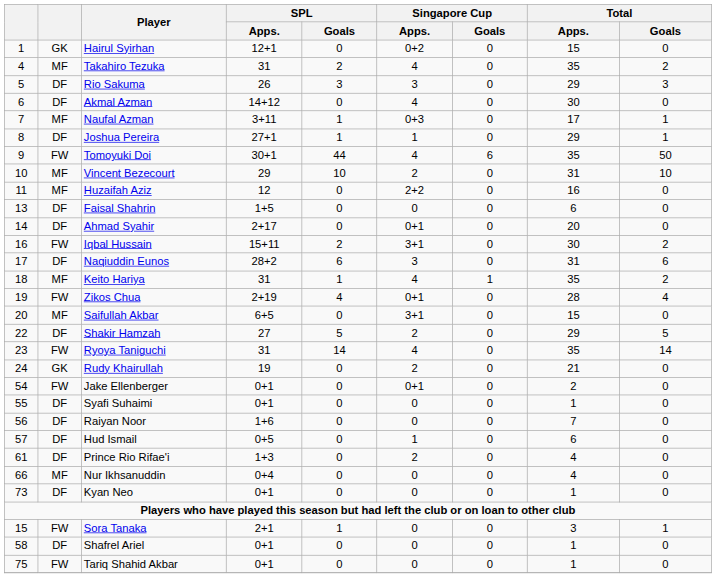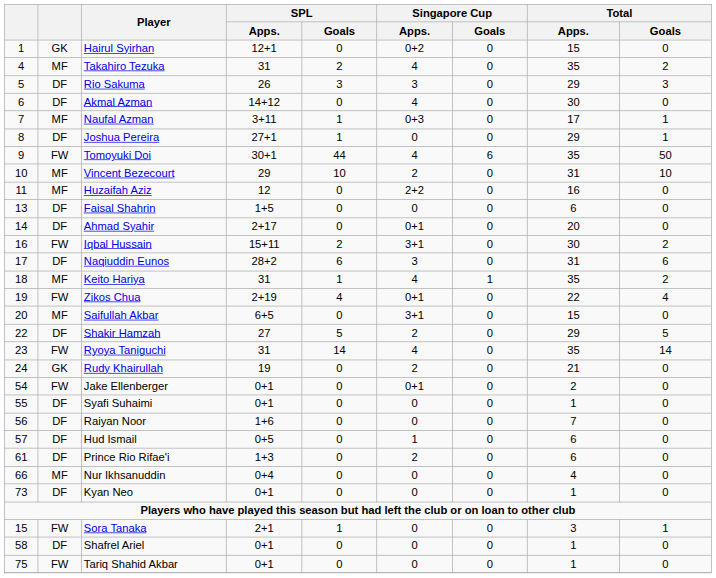(415, 137) 1 -> (415, 137) 0
(573, 297) 28 -> (573, 297) 22
(573, 457) 4 -> (573, 457) 6
